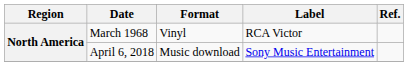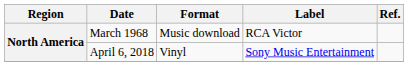(173, 33) Vinyl -> (200, 33) Music download
(200, 52) Music download -> (173, 52) Vinyl
